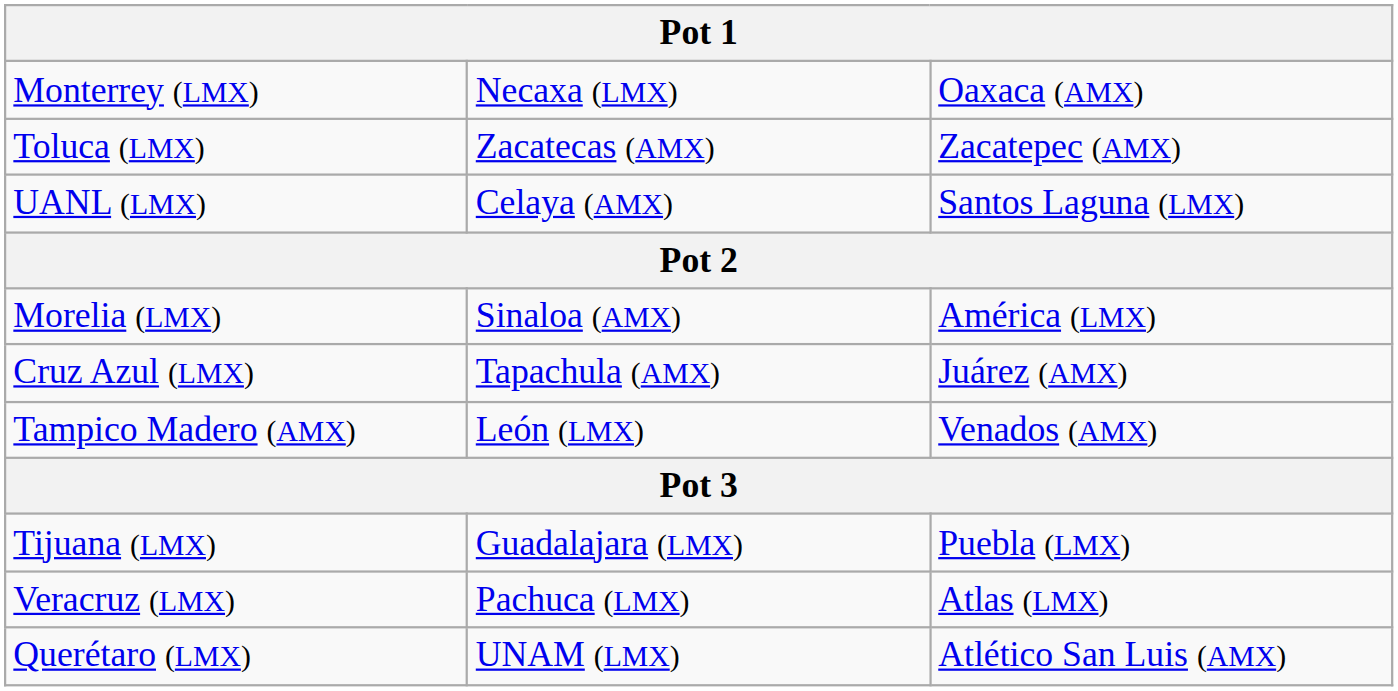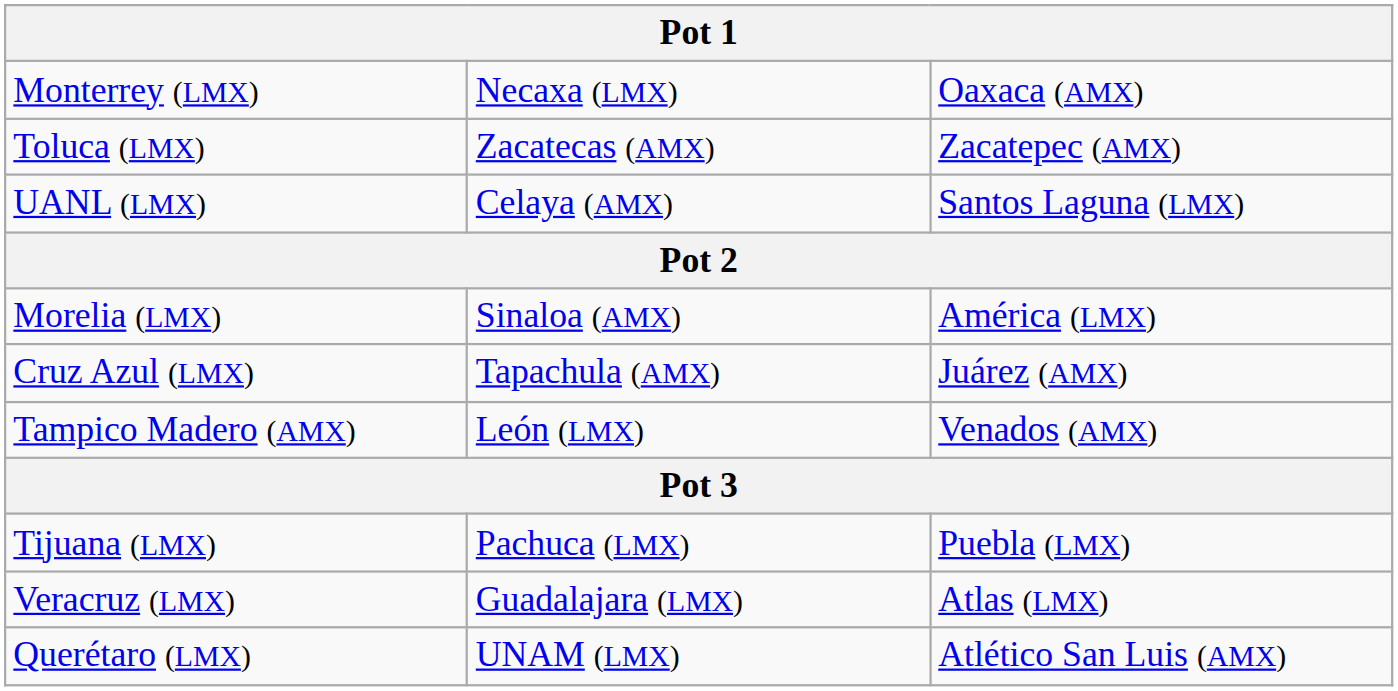(609, 542) Guadalajara (LMX) -> (583, 542) Pachuca (LMX)
(583, 598) Pachuca (LMX) -> (609, 598) Guadalajara (LMX)
